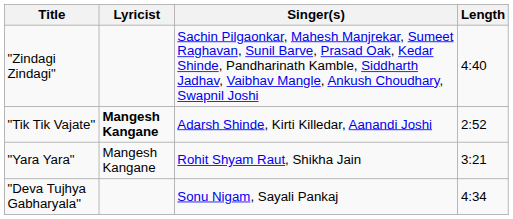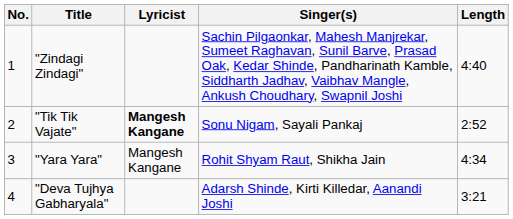+ column: (18, 15)
(305, 124) Adarsh Shinde, Kirti Killedar, Aanandi Joshi -> (282, 124) Sonu Nigam, Sayali Pankaj
(474, 160) 3:21 -> (474, 160) 4:34
(258, 196) Sonu Nigam, Sayali Pankaj -> (312, 196) Adarsh Shinde, Kirti Killedar, Aanandi Joshi
(474, 196) 4:34 -> (474, 196) 3:21
